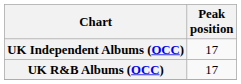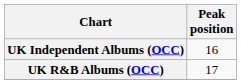(212, 49) 17 -> (212, 49) 16
